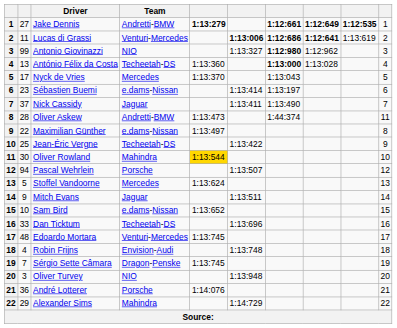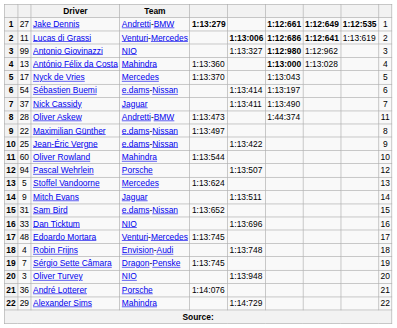(149, 64) Techeetah-DS -> (139, 64) Mahindra
(24, 90) 23 -> (24, 90) 54
(149, 143) Techeetah-DS -> (150, 143) e.dams-Nissan
(24, 157) 30 -> (24, 157) 60
(208, 157) gold background -> (208, 157) no background
(24, 210) 10 -> (24, 210) 31
(149, 223) Techeetah-DS -> (129, 223) NIO
